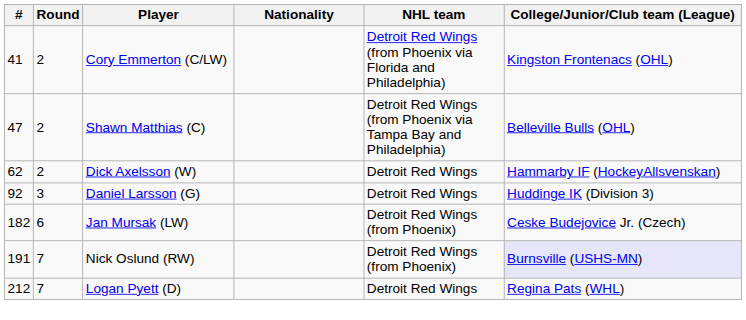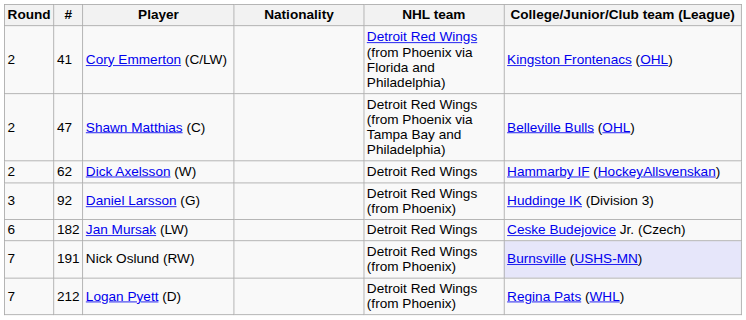columns swapped: (58, 15) <-> (19, 15)
(422, 193) Detroit Red Wings -> (422, 201) Detroit Red Wings (from Phoenix)
(422, 222) Detroit Red Wings (from Phoenix) -> (422, 230) Detroit Red Wings
(422, 288) Detroit Red Wings -> (422, 296) Detroit Red Wings (from Phoenix)
